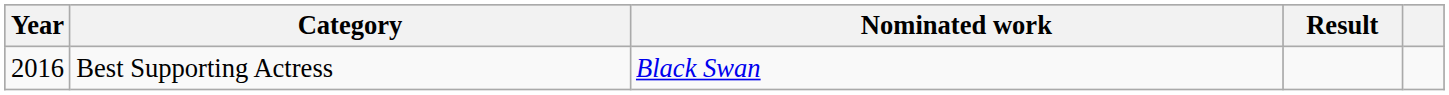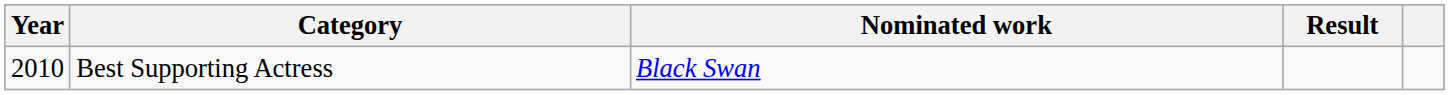(38, 67) 2016 -> (38, 67) 2010
